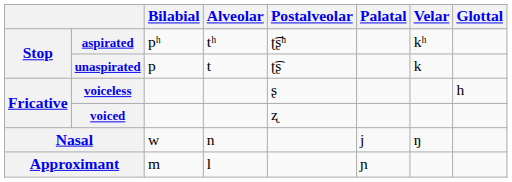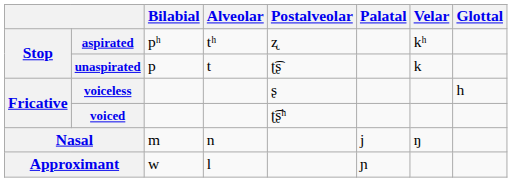(279, 41) ʈ͡ʂʰ -> (274, 41) ʐ
(274, 115) ʐ -> (279, 115) ʈ͡ʂʰ
(154, 139) w -> (154, 139) m
(154, 164) m -> (154, 164) w
